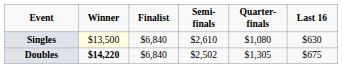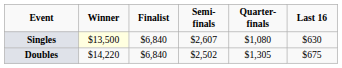(204, 40) $2,610 -> (204, 40) $2,607
(104, 56) bold -> (104, 56) normal
